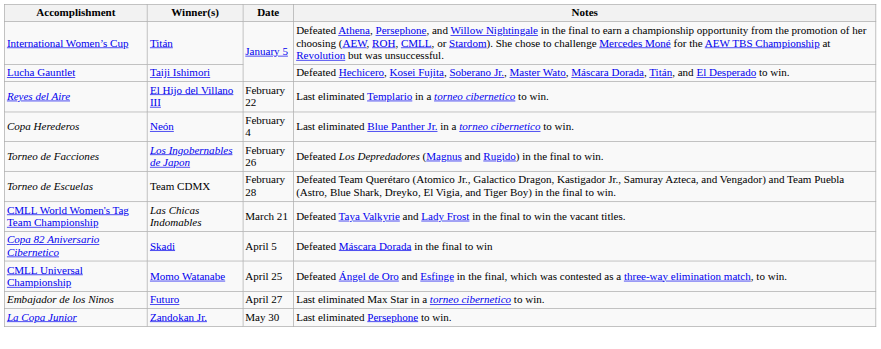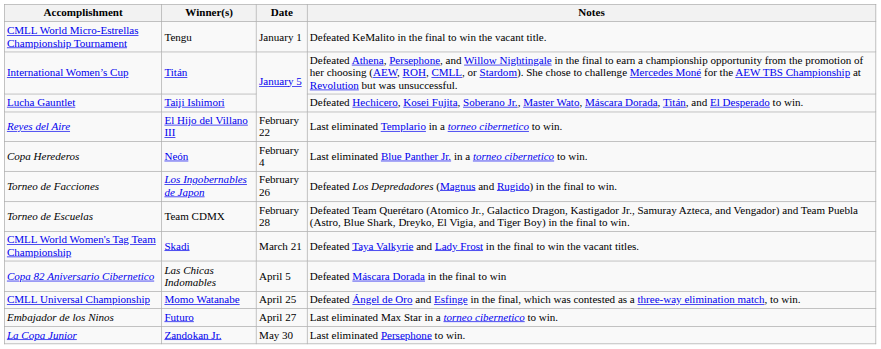+ row: (73, 36)
(176, 216) Las Chicas Indomables -> (177, 246) Skadi
(163, 246) Skadi -> (190, 276) Las Chicas Indomables
